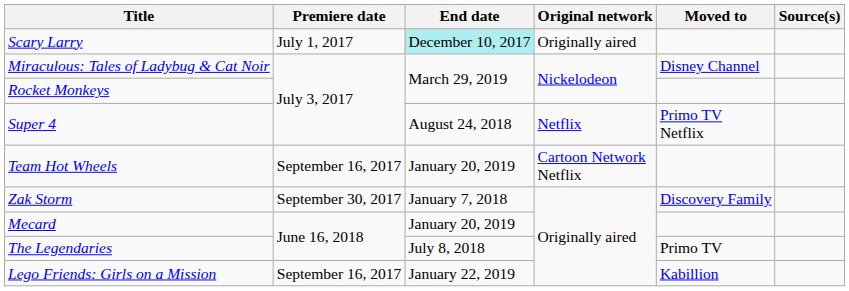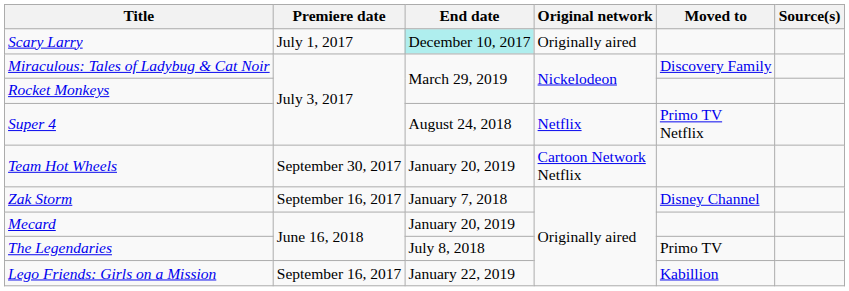(710, 66) Disney Channel -> (716, 66) Discovery Family
(339, 166) September 16, 2017 -> (339, 166) September 30, 2017
(339, 199) September 30, 2017 -> (339, 199) September 16, 2017
(716, 199) Discovery Family -> (710, 199) Disney Channel
